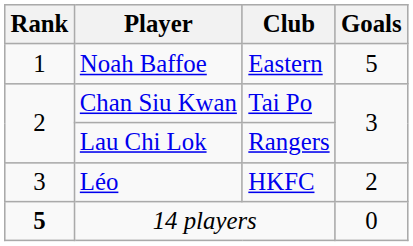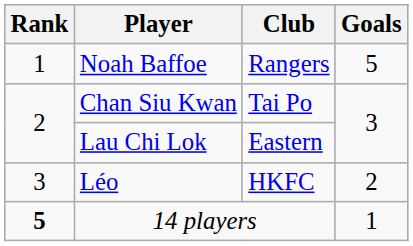(286, 63) Eastern -> (289, 63) Rangers
(289, 142) Rangers -> (286, 142) Eastern
(371, 220) 0 -> (371, 220) 1
